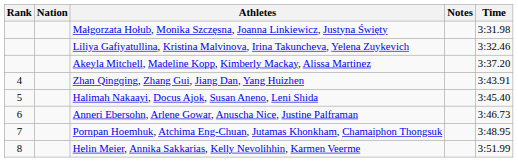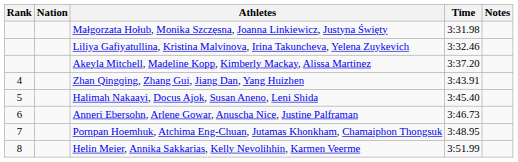columns swapped: (494, 13) <-> (460, 13)
